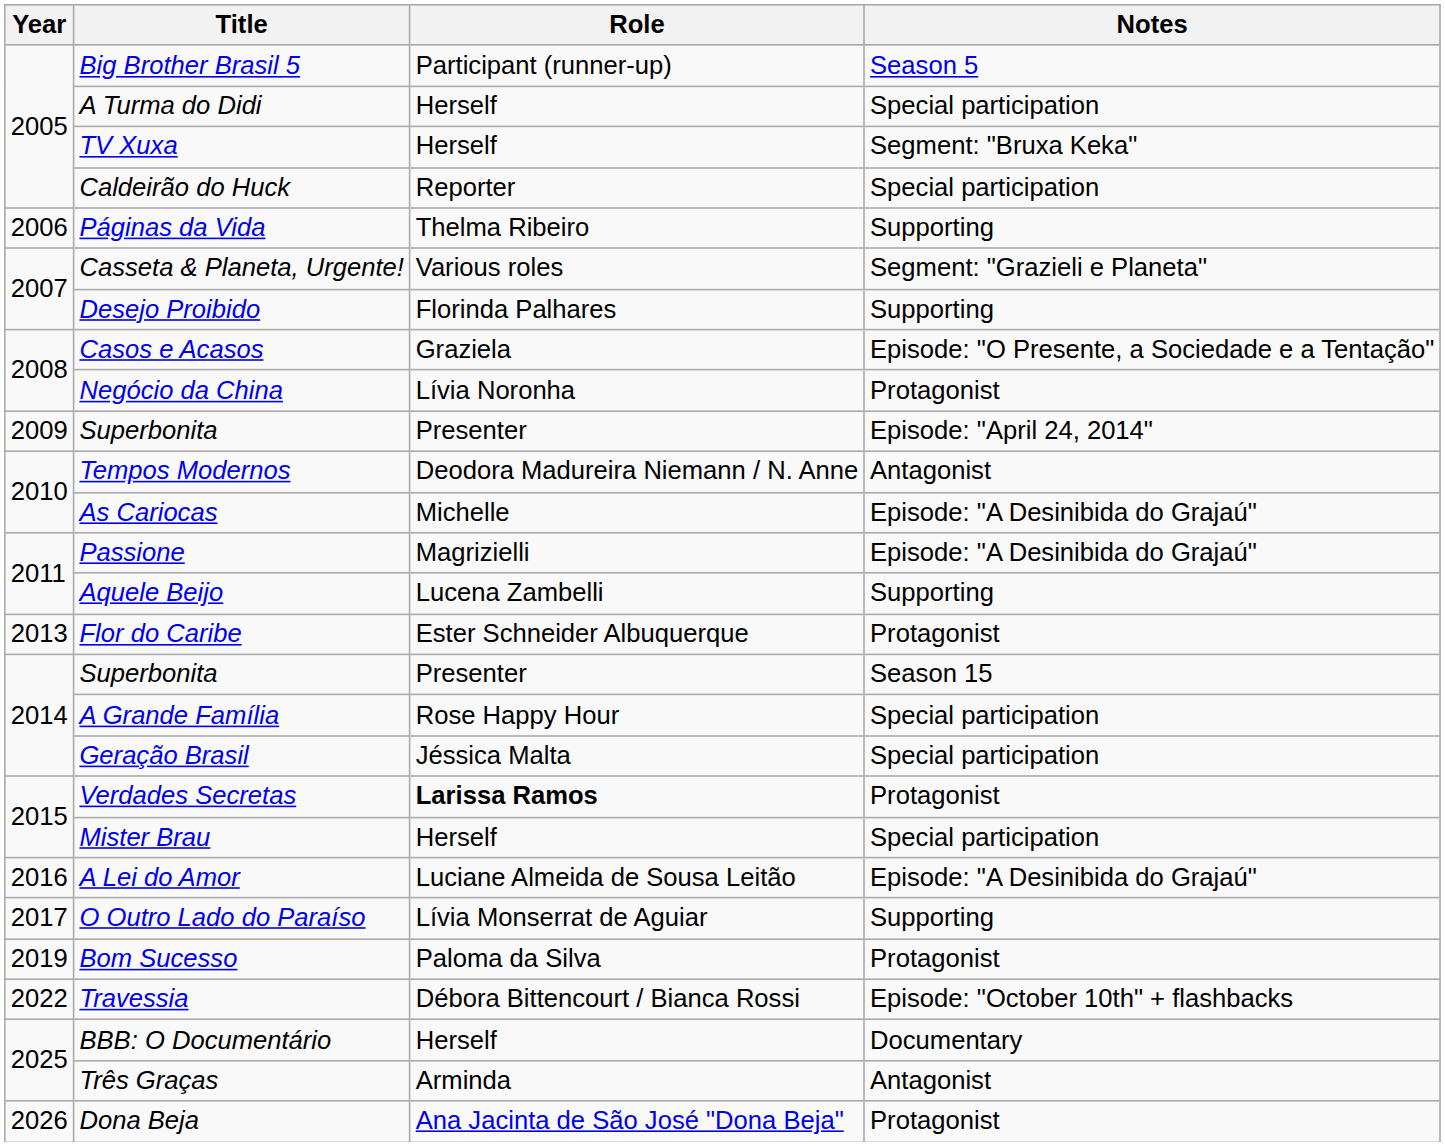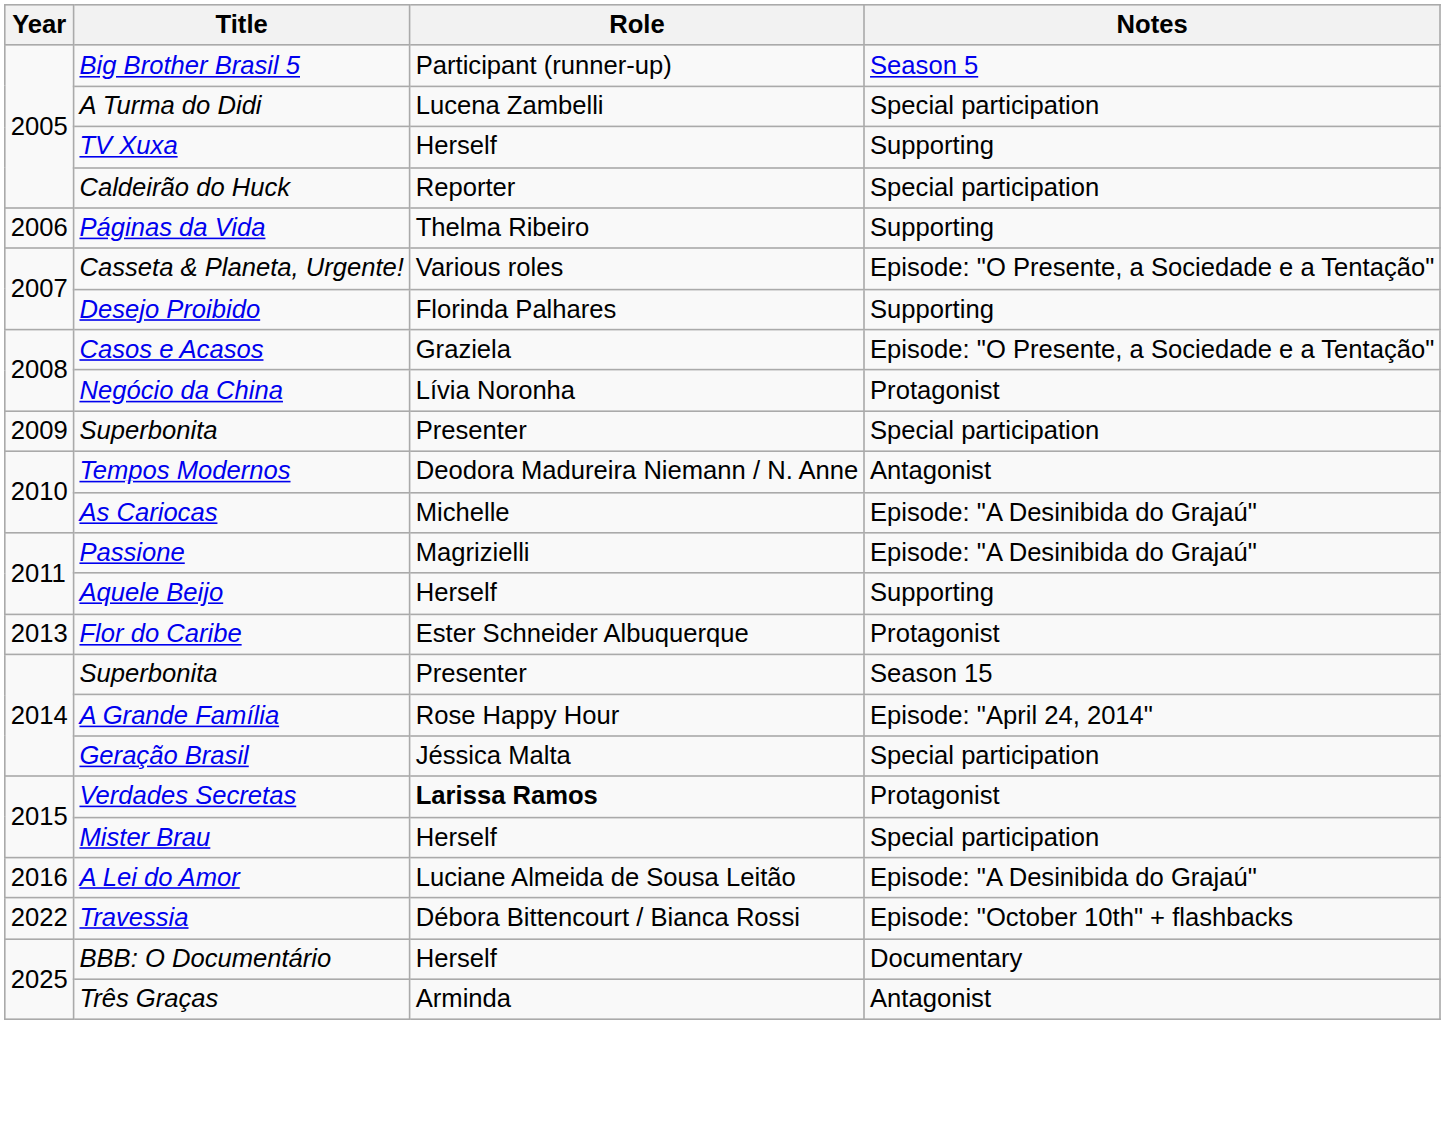(456, 106) Herself -> (510, 106) Lucena Zambelli
(1004, 146) Segment: "Bruxa Keka" -> (932, 146) Supporting
(1039, 268) Segment: "Grazieli e Planeta" -> (1152, 268) Episode: "O Presente, a Sociedade e a Tentação"
(1012, 430) Episode: "April 24, 2014" -> (985, 430) Special participation
(510, 593) Lucena Zambelli -> (456, 593) Herself
(985, 715) Special participation -> (1012, 715) Episode: "April 24, 2014"
- row: (39, 918)
- row: (39, 958)
- row: (39, 1120)
